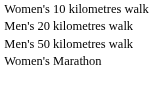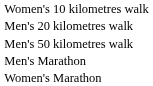+ row: (45, 60)
